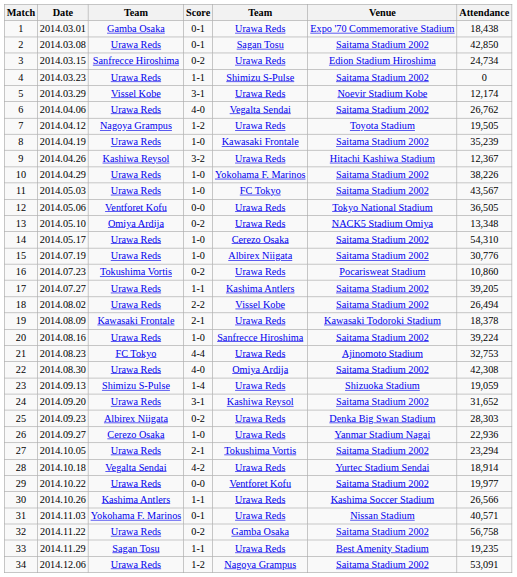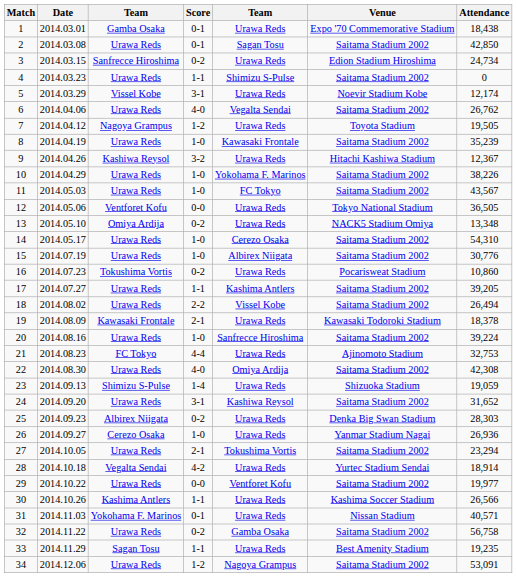(484, 434) 22,936 -> (484, 434) 26,936
